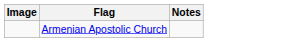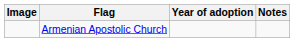+ column: (213, 12)
